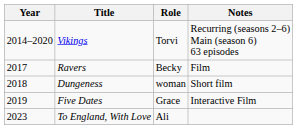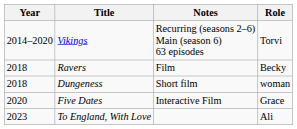columns swapped: (171, 12) <-> (240, 12)
(17, 68) 2017 -> (17, 68) 2018
(17, 100) 2019 -> (17, 100) 2020
